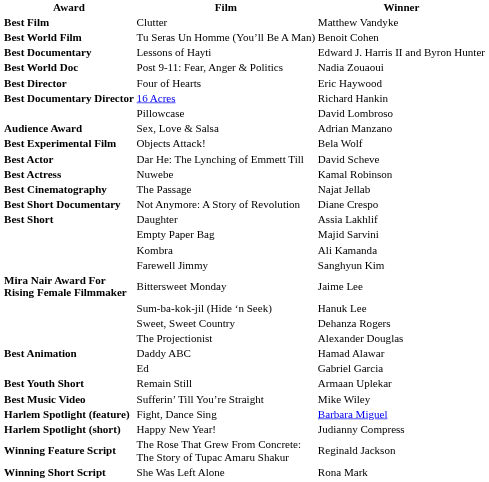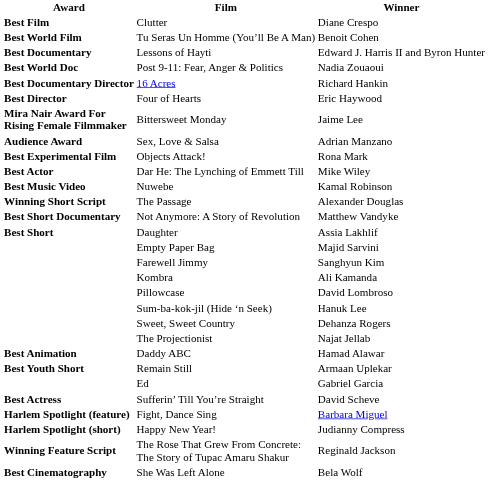(358, 22) Matthew Vandyke -> (348, 22) Diane Crespo
rows swapped: (169, 83) <-> (156, 98)
rows swapped: (182, 286) <-> (161, 113)
(340, 144) Bela Wolf -> (343, 156) Rona Mark
(349, 159) David Scheve -> (344, 171) Mike Wiley
(33, 174) Best Actress -> (45, 186) Best Music Video
(55, 189) Best Cinematography -> (55, 202) Winning Short Script
(344, 189) Najat Jellab -> (361, 202) Alexander Douglas
(348, 204) Diane Crespo -> (358, 217) Matthew Vandyke
rows swapped: (172, 265) <-> (155, 250)
(361, 338) Alexander Douglas -> (344, 338) Najat Jellab
rows swapped: (143, 368) <-> (164, 384)
(45, 399) Best Music Video -> (33, 399) Best Actress
(344, 399) Mike Wiley -> (349, 399) David Scheve
(55, 472) Winning Short Script -> (55, 472) Best Cinematography
(343, 472) Rona Mark -> (340, 472) Bela Wolf
